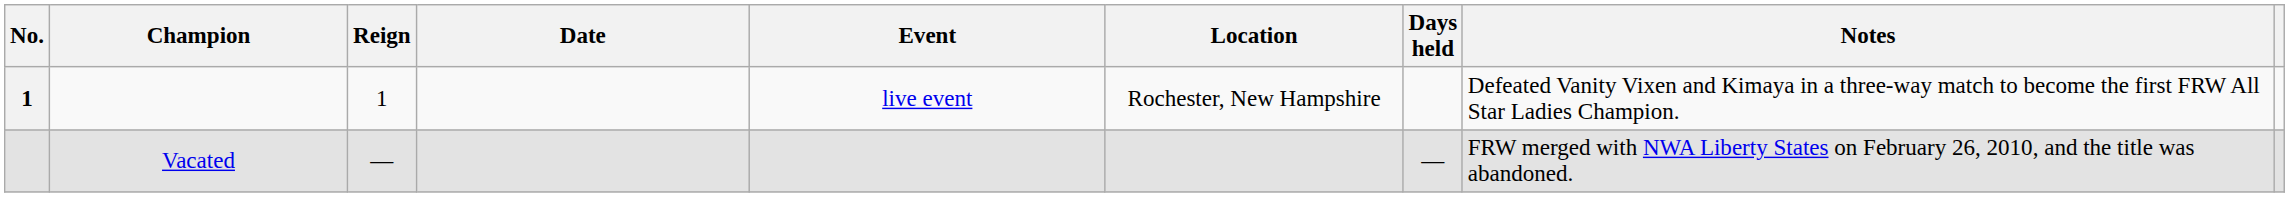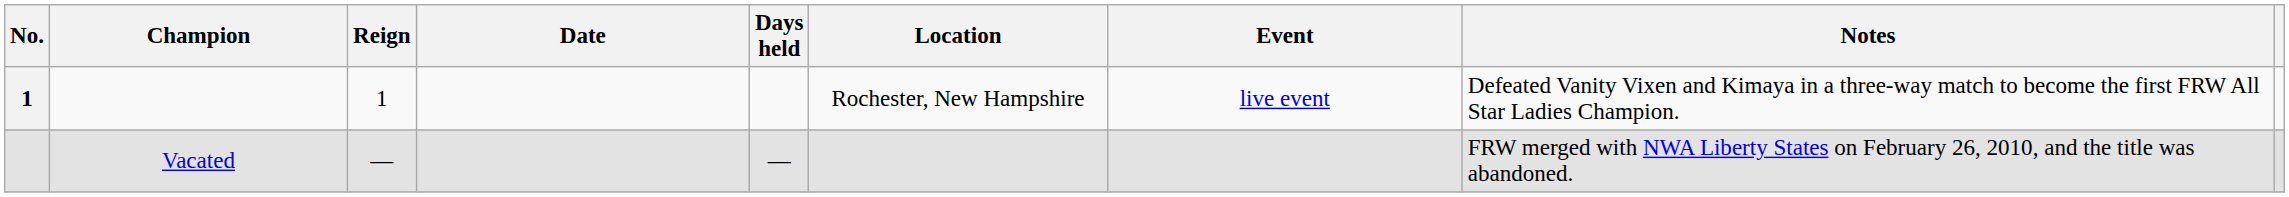columns swapped: (1433, 35) <-> (927, 35)
